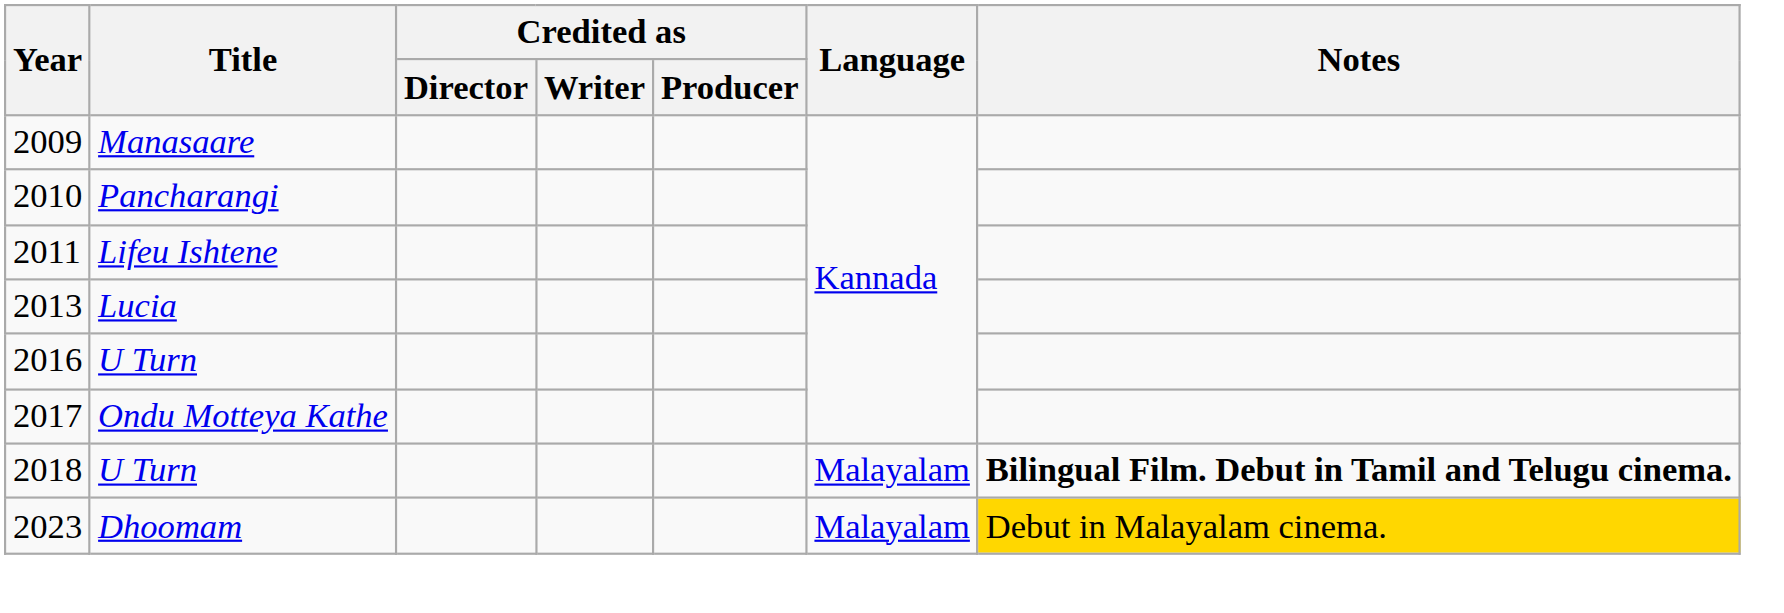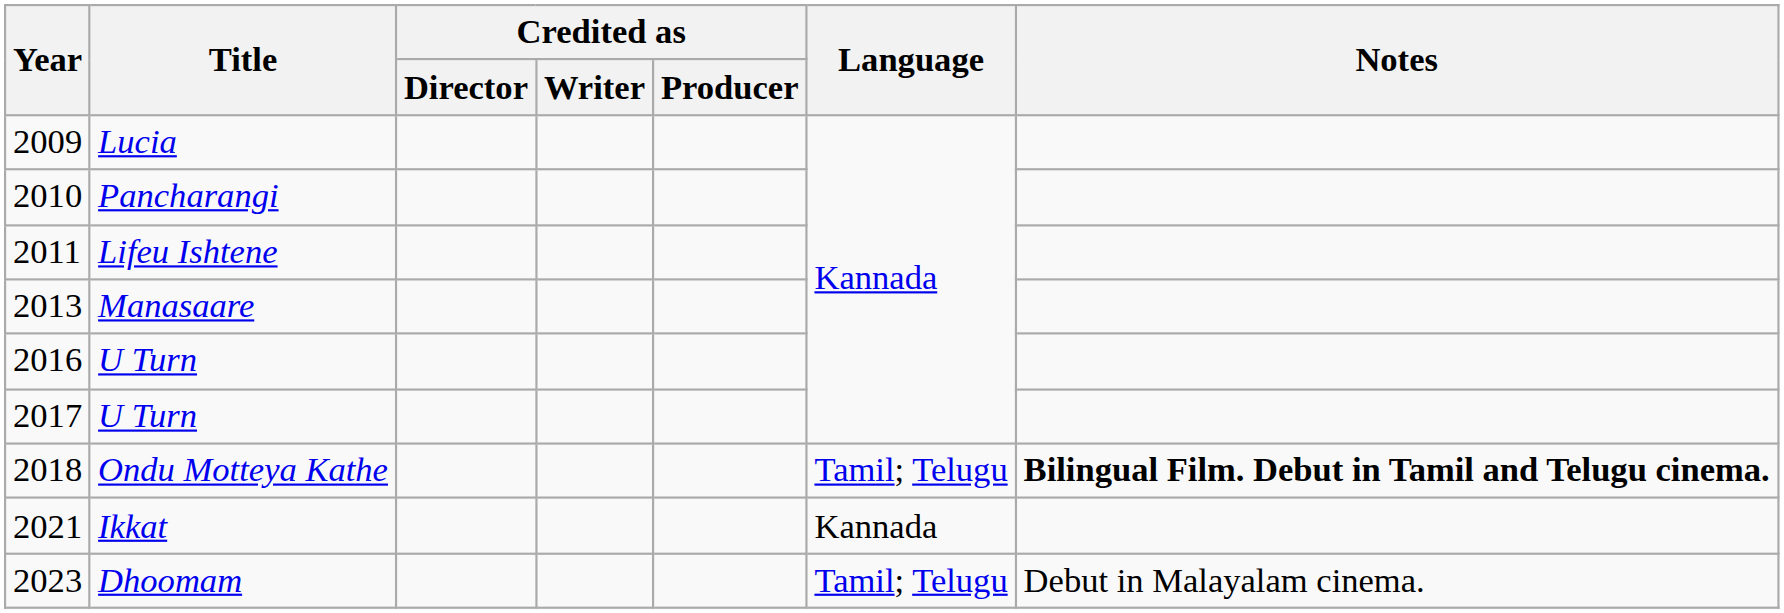(176, 141) Manasaare -> (137, 141) Lucia
(137, 305) Lucia -> (176, 305) Manasaare
(243, 415) Ondu Motteya Kathe -> (148, 415) U Turn
(148, 470) U Turn -> (243, 470) Ondu Motteya Kathe
(892, 470) Malayalam -> (911, 470) Tamil; Telugu
+ row: (48, 525)
(892, 525) Malayalam -> (911, 580) Tamil; Telugu
(1186, 525) gold background -> (1224, 580) no background
